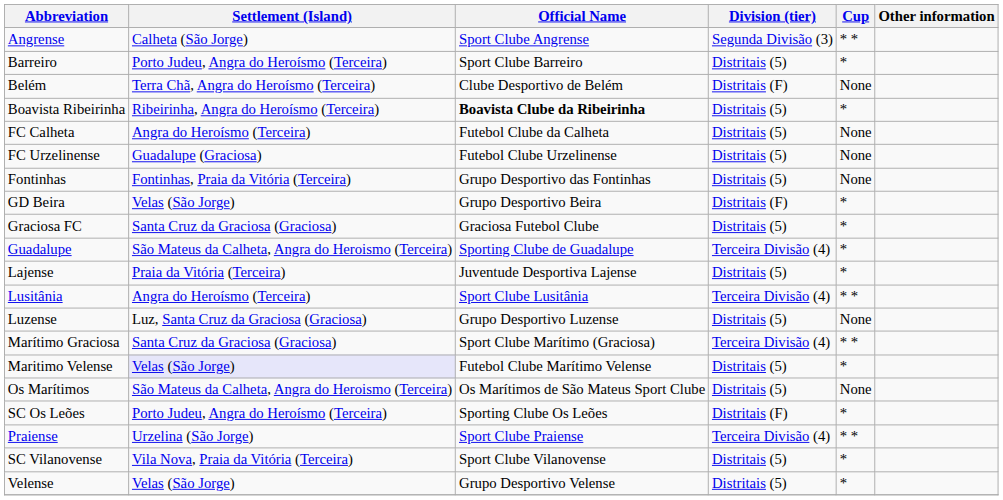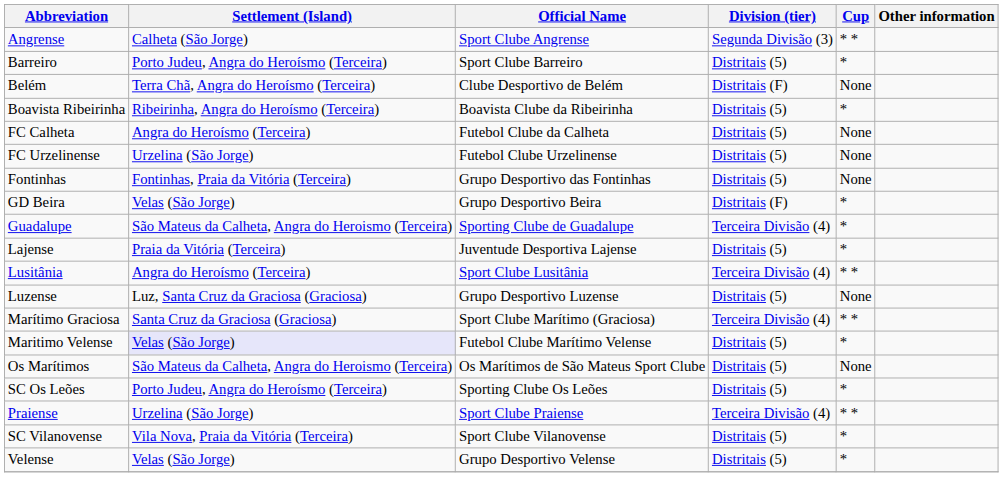(552, 109) bold -> (546, 109) normal
(197, 156) Guadalupe (Graciosa) -> (193, 156) Urzelina (São Jorge)
- row: (45, 226)
(750, 413) Distritais (F) -> (749, 389) Distritais (5)
